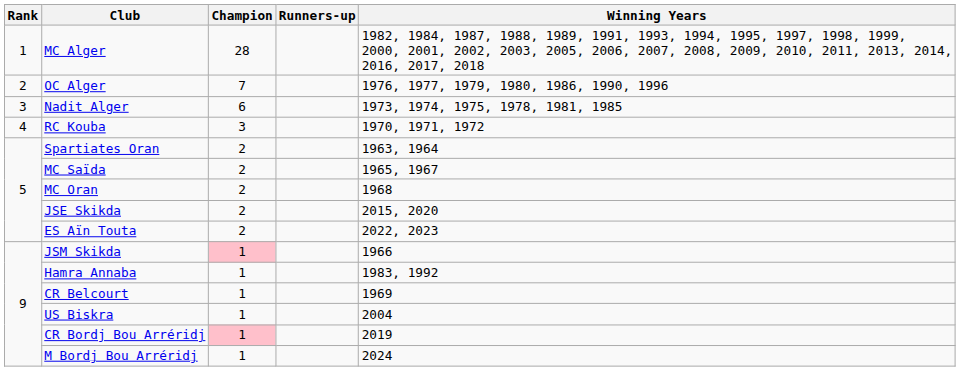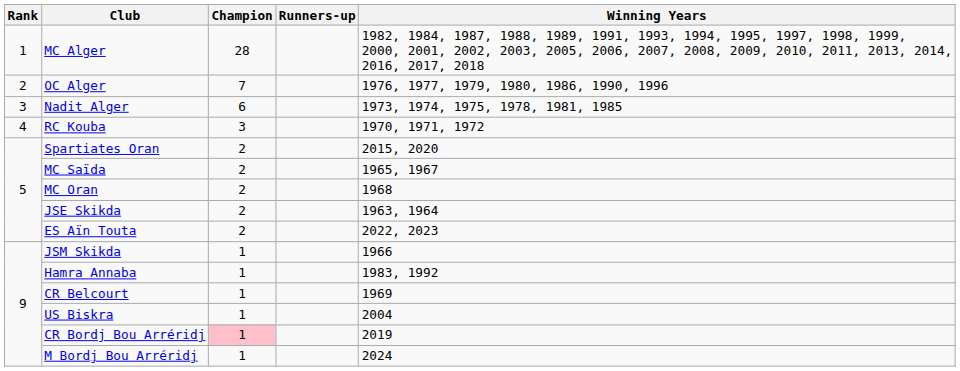(400, 148) 1963, 1964 -> (400, 148) 2015, 2020
(400, 210) 2015, 2020 -> (400, 210) 1963, 1964
(242, 252) pink background -> (242, 252) no background
